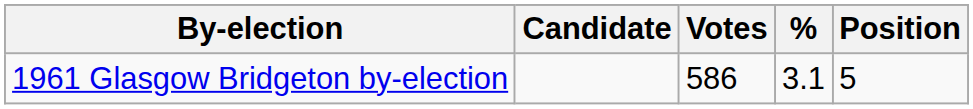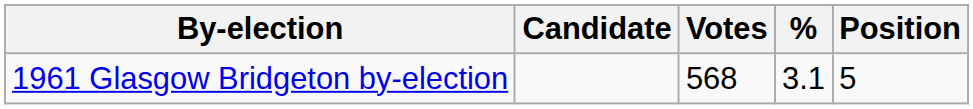(712, 77) 586 -> (712, 77) 568
